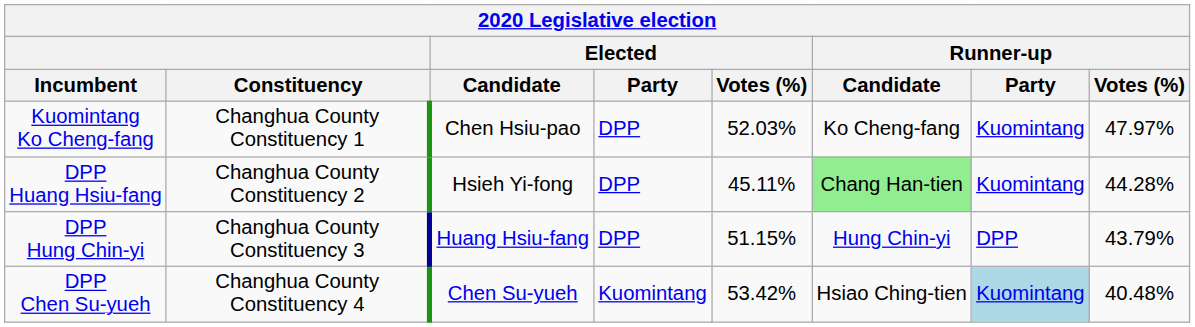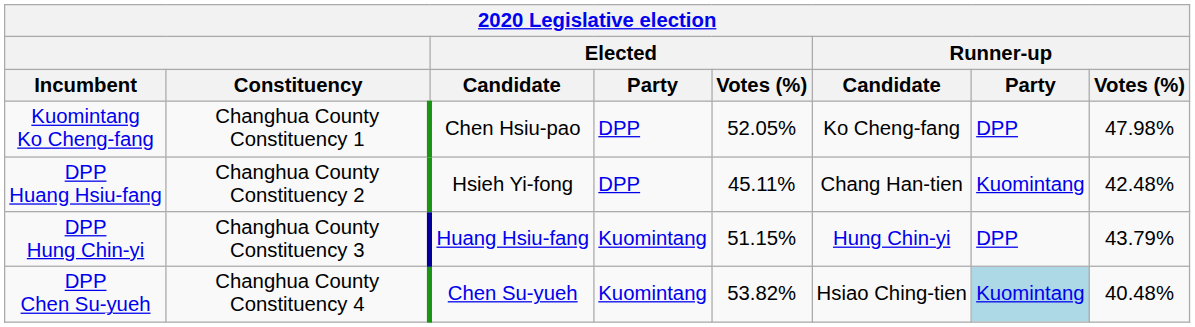(762, 128) 52.03% -> (762, 128) 52.05%
(1030, 128) Kuomintang -> (997, 128) DPP
(1140, 128) 47.97% -> (1140, 128) 47.98%
(892, 183) lightgreen background -> (892, 183) no background
(1140, 183) 44.28% -> (1140, 183) 42.48%
(619, 238) DPP -> (653, 238) Kuomintang
(762, 293) 53.42% -> (762, 293) 53.82%
